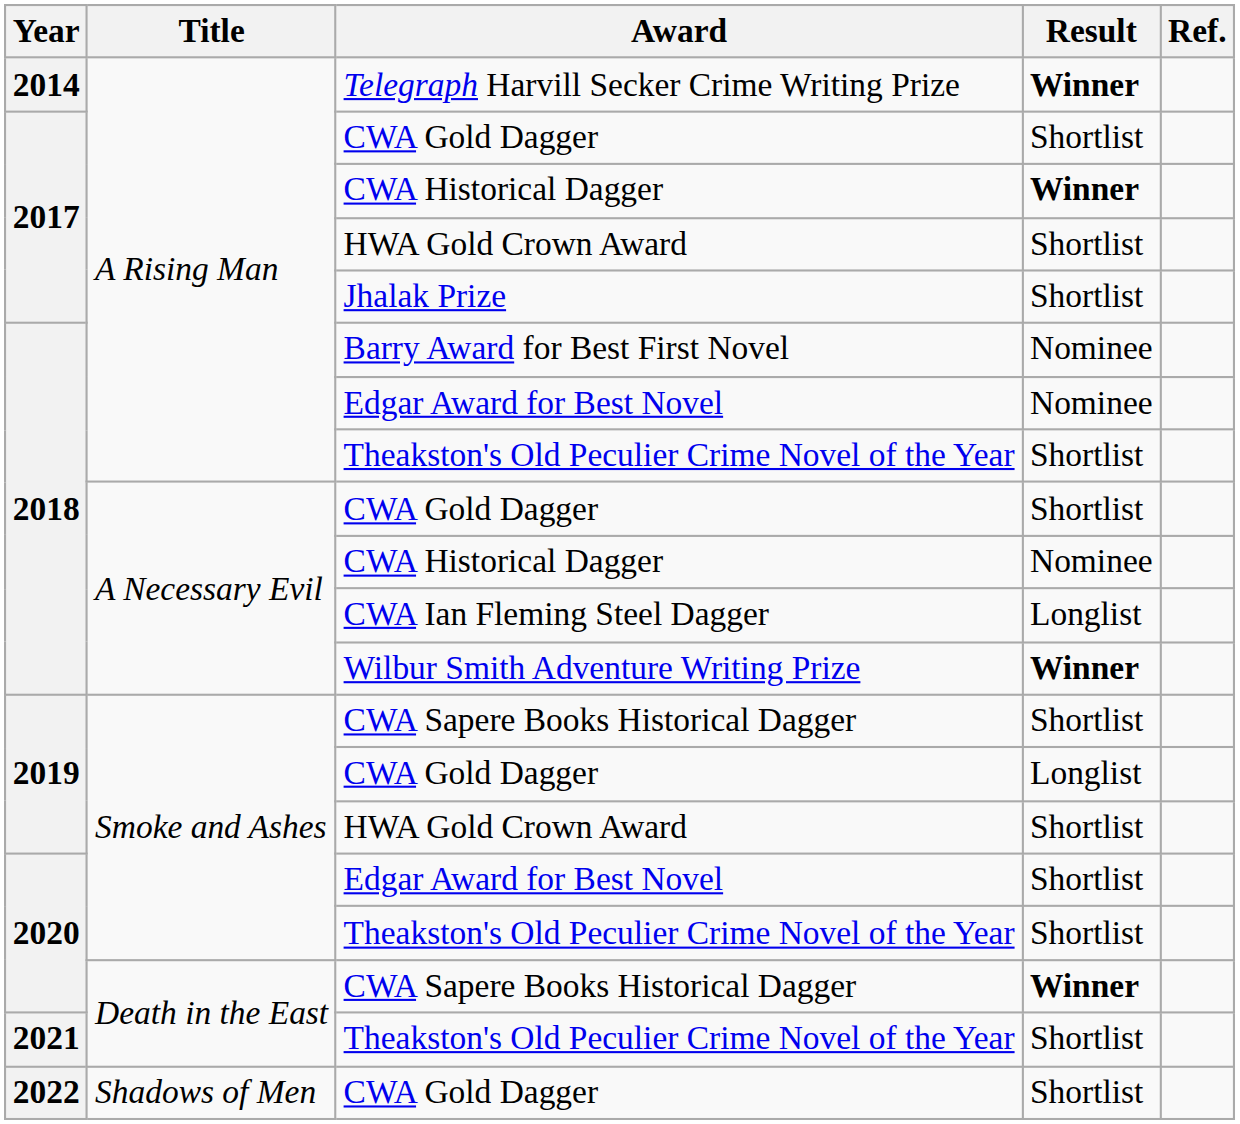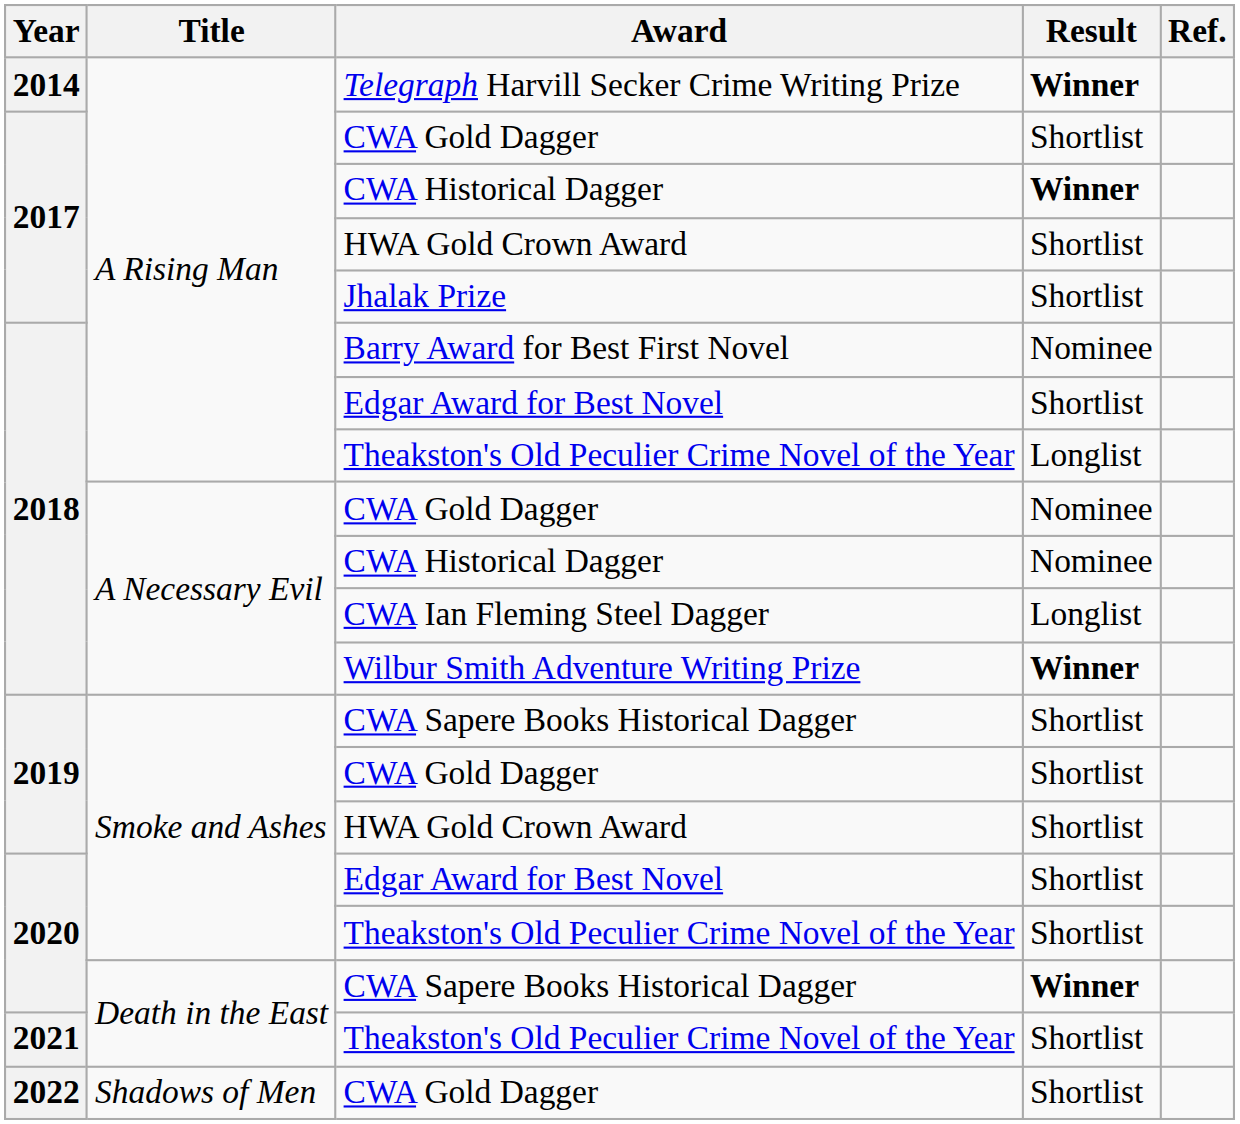(1091, 402) Nominee -> (1087, 402) Shortlist
(1087, 455) Shortlist -> (1086, 455) Longlist
(1087, 508) Shortlist -> (1091, 508) Nominee
(1086, 773) Longlist -> (1087, 773) Shortlist
